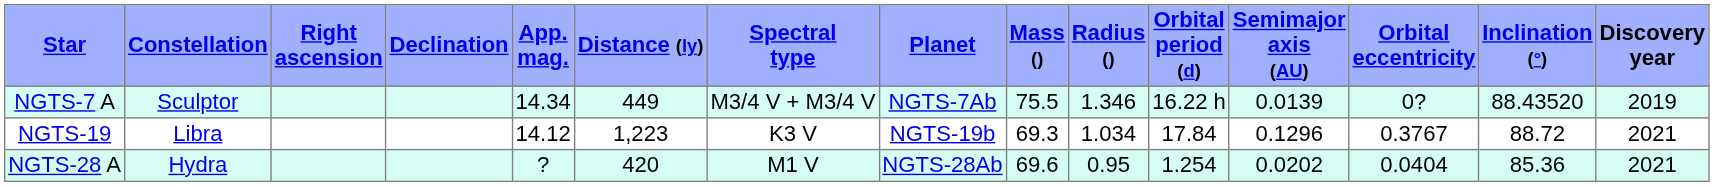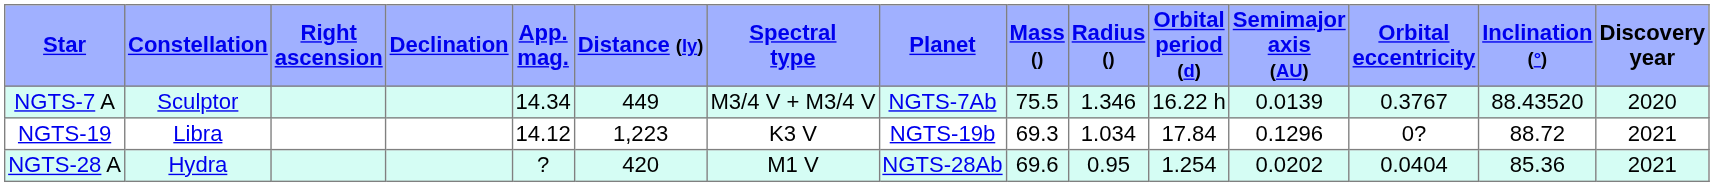(1414, 101) 0? -> (1414, 101) 0.3767
(1652, 101) 2019 -> (1652, 101) 2020
(1414, 133) 0.3767 -> (1414, 133) 0?
